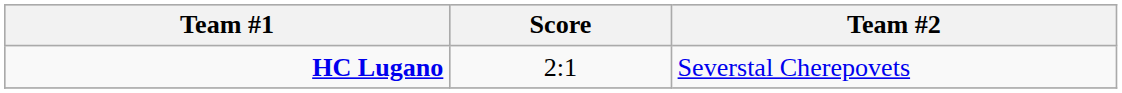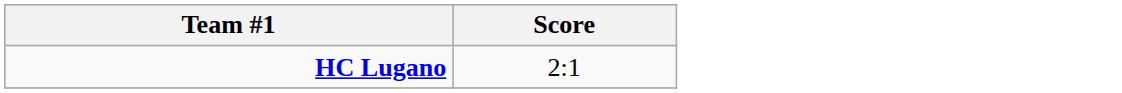- column: (894, 25)
